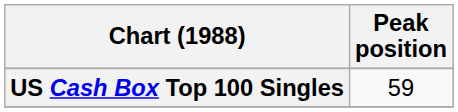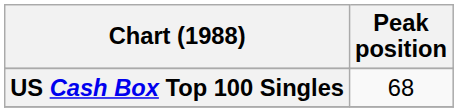(401, 87) 59 -> (401, 87) 68
